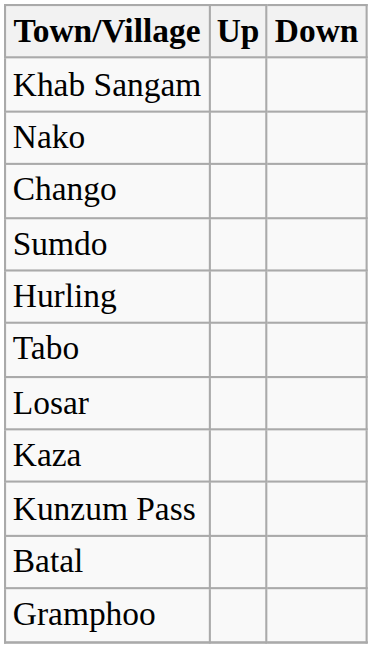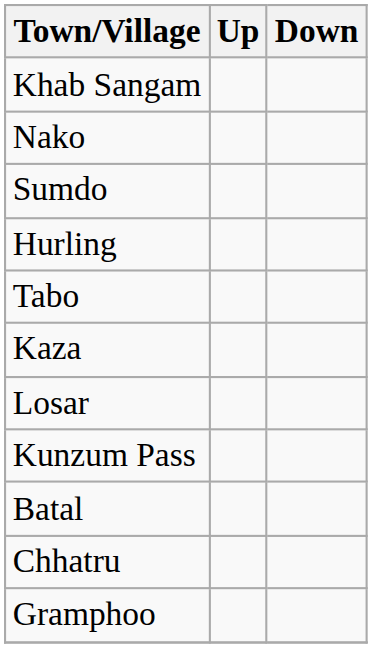- row: (65, 190)
rows swapped: (47, 455) <-> (51, 402)
+ row: (67, 561)
